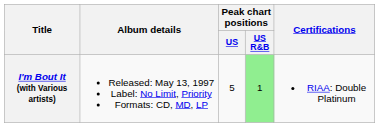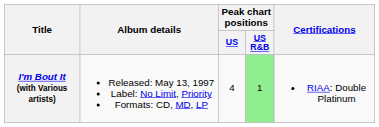(232, 88) 5 -> (232, 88) 4
